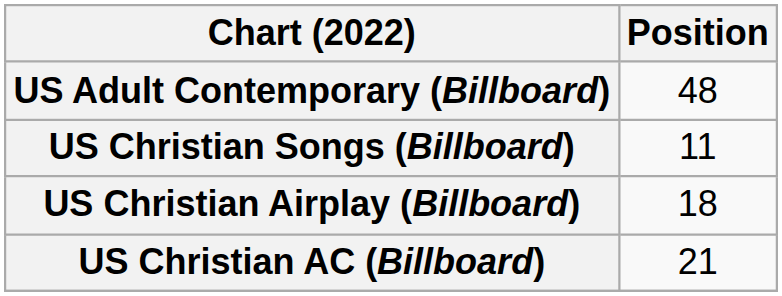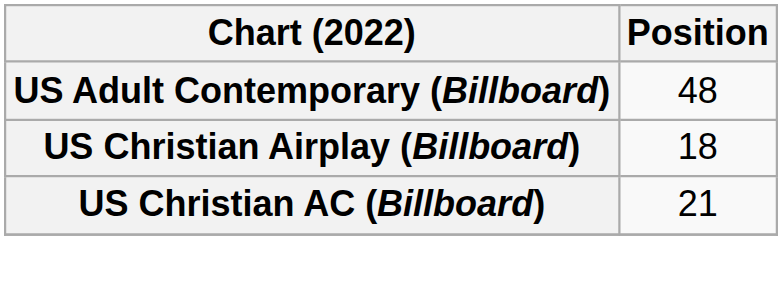- row: (312, 147)
